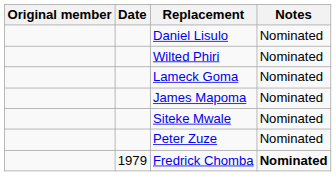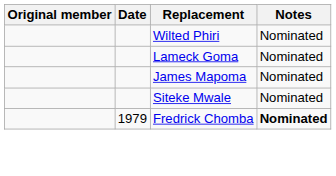- row: (191, 35)
- row: (185, 139)
